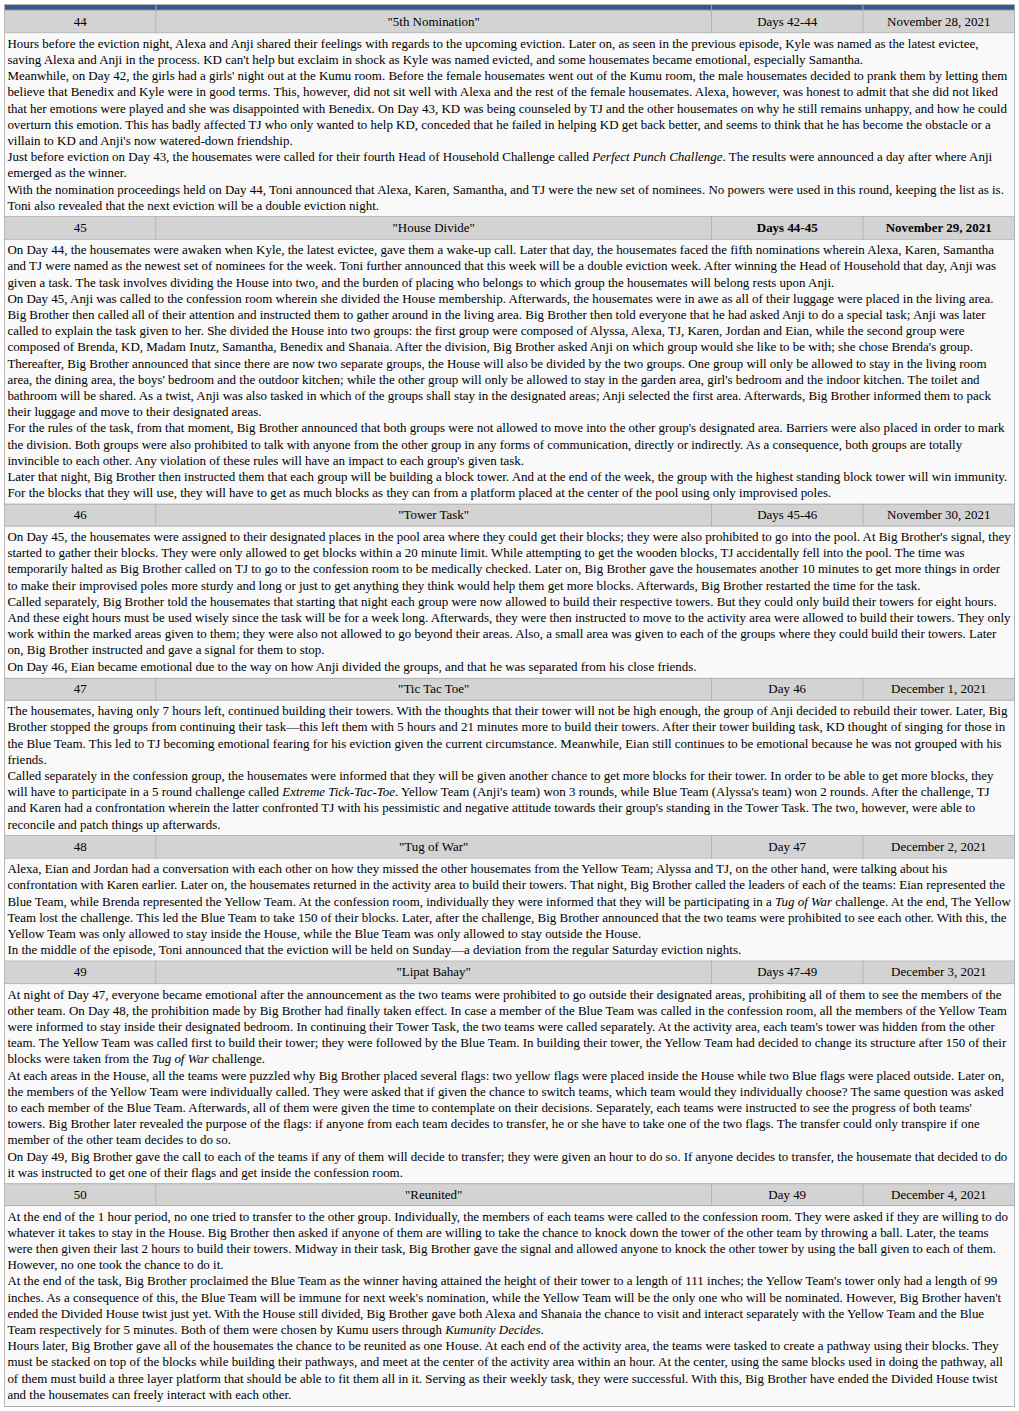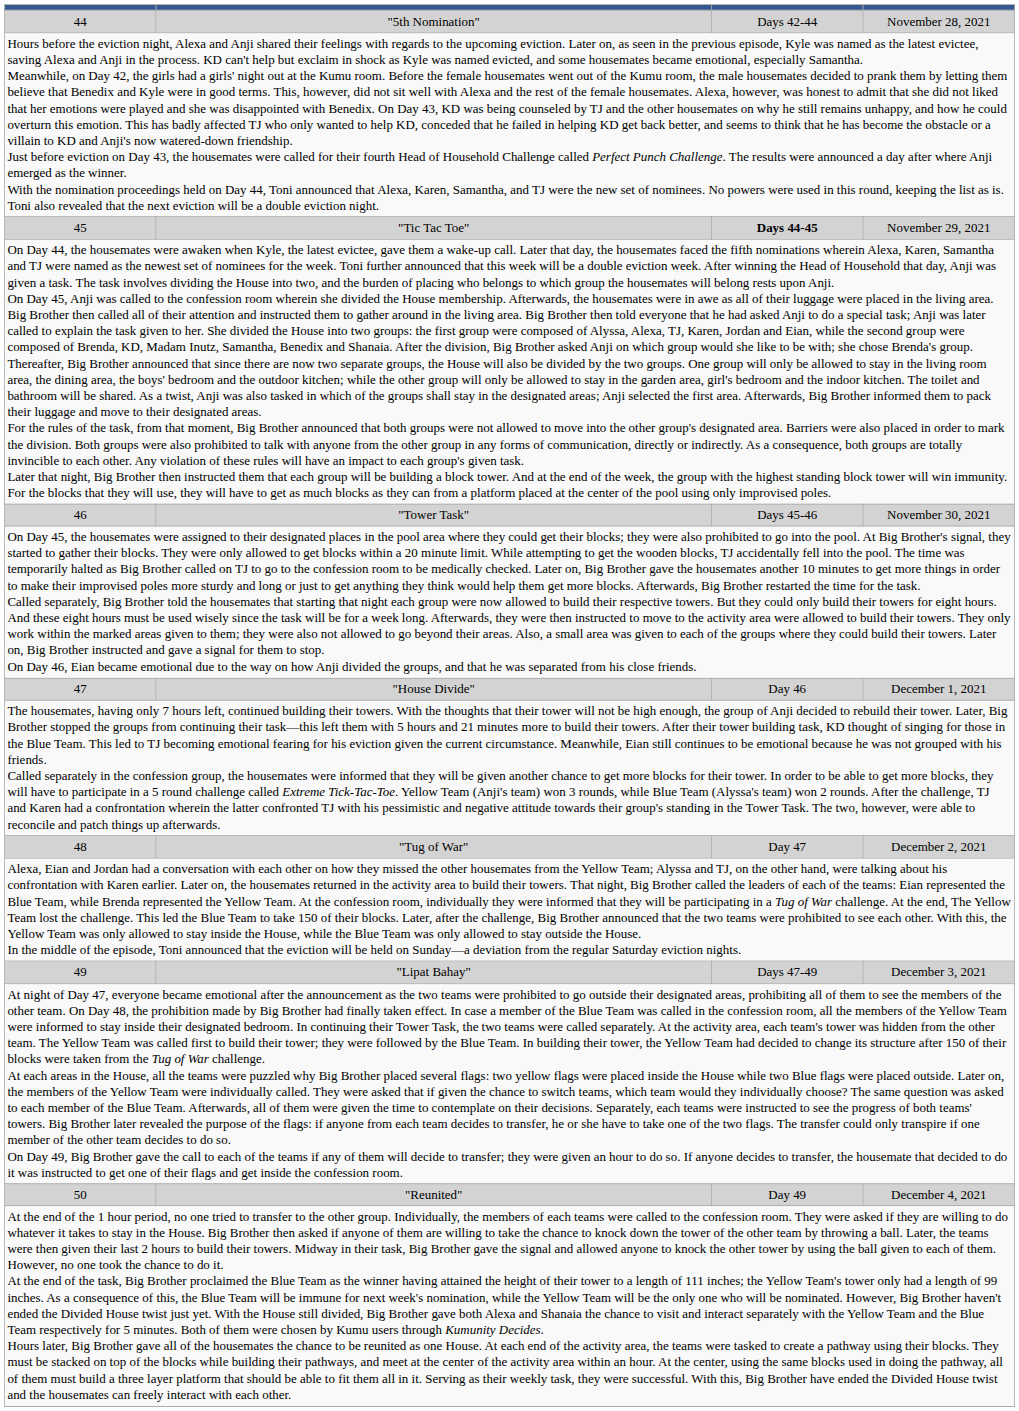(434, 227) "House Divide" -> (434, 227) "Tic Tac Toe"
(939, 227) bold -> (939, 227) normal
(434, 689) "Tic Tac Toe" -> (434, 689) "House Divide"
